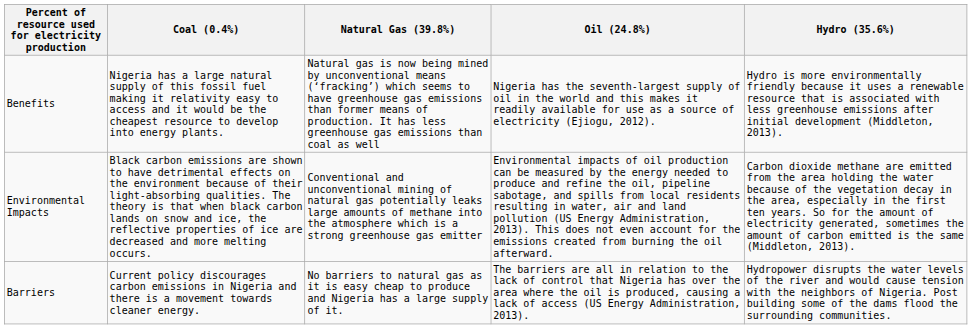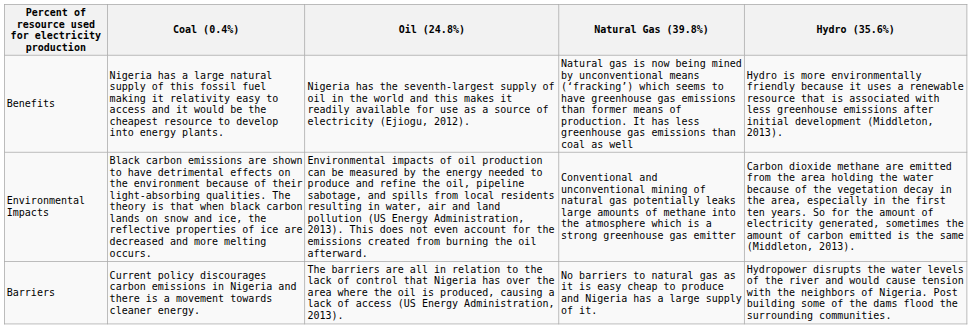columns swapped: (618, 30) <-> (398, 30)
